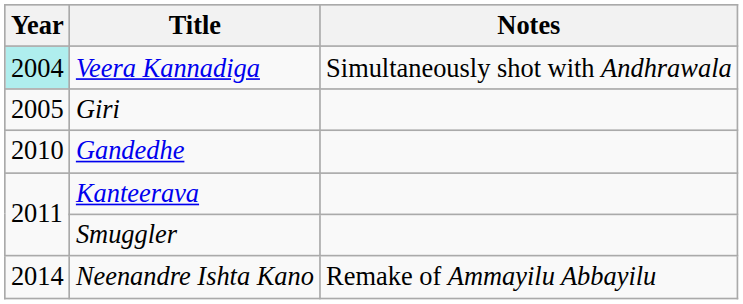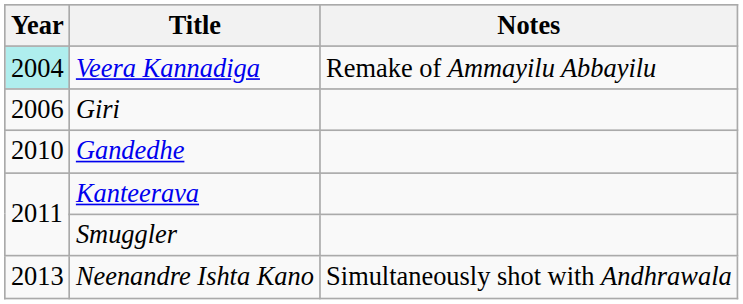(529, 67) Simultaneously shot with Andhrawala -> (491, 67) Remake of Ammayilu Abbayilu
(37, 109) 2005 -> (37, 109) 2006
(37, 276) 2014 -> (37, 276) 2013
(491, 276) Remake of Ammayilu Abbayilu -> (529, 276) Simultaneously shot with Andhrawala
